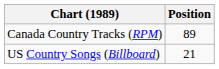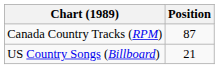(189, 34) 89 -> (189, 34) 87
